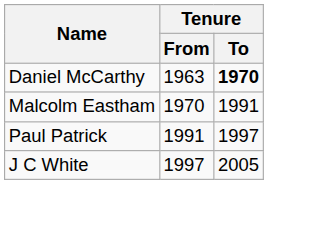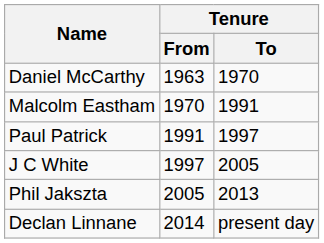(238, 77) bold -> (238, 77) normal
+ row: (58, 194)
+ row: (73, 223)
